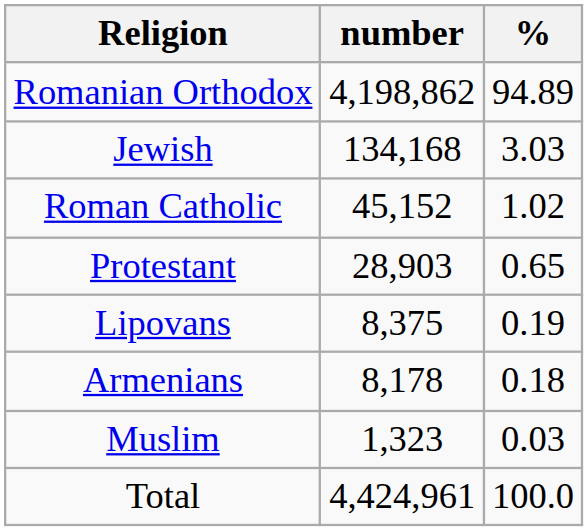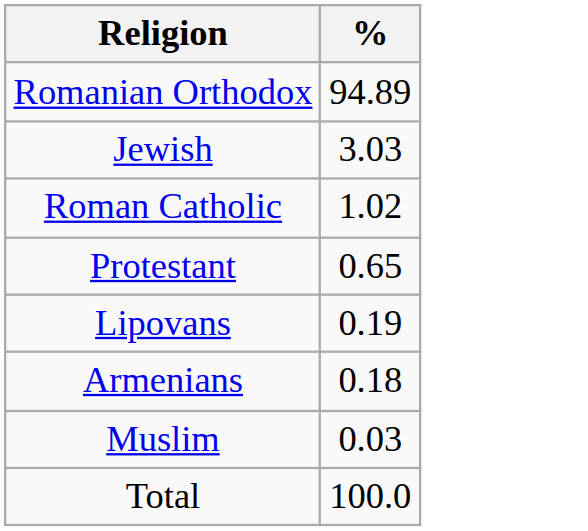- column: (402, 33)
